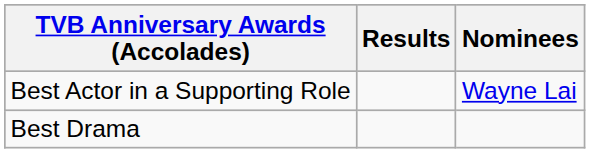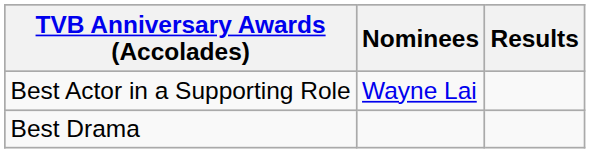columns swapped: (520, 38) <-> (406, 38)
